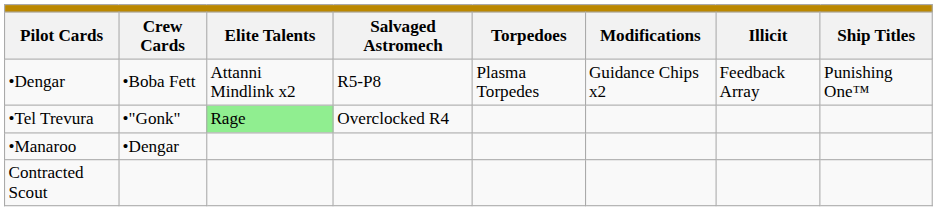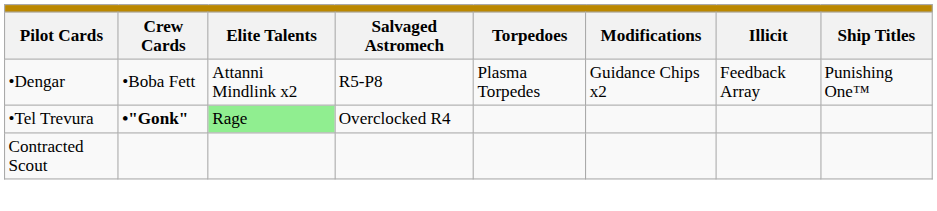(152, 118) normal -> (155, 118) bold
- row: (42, 145)
